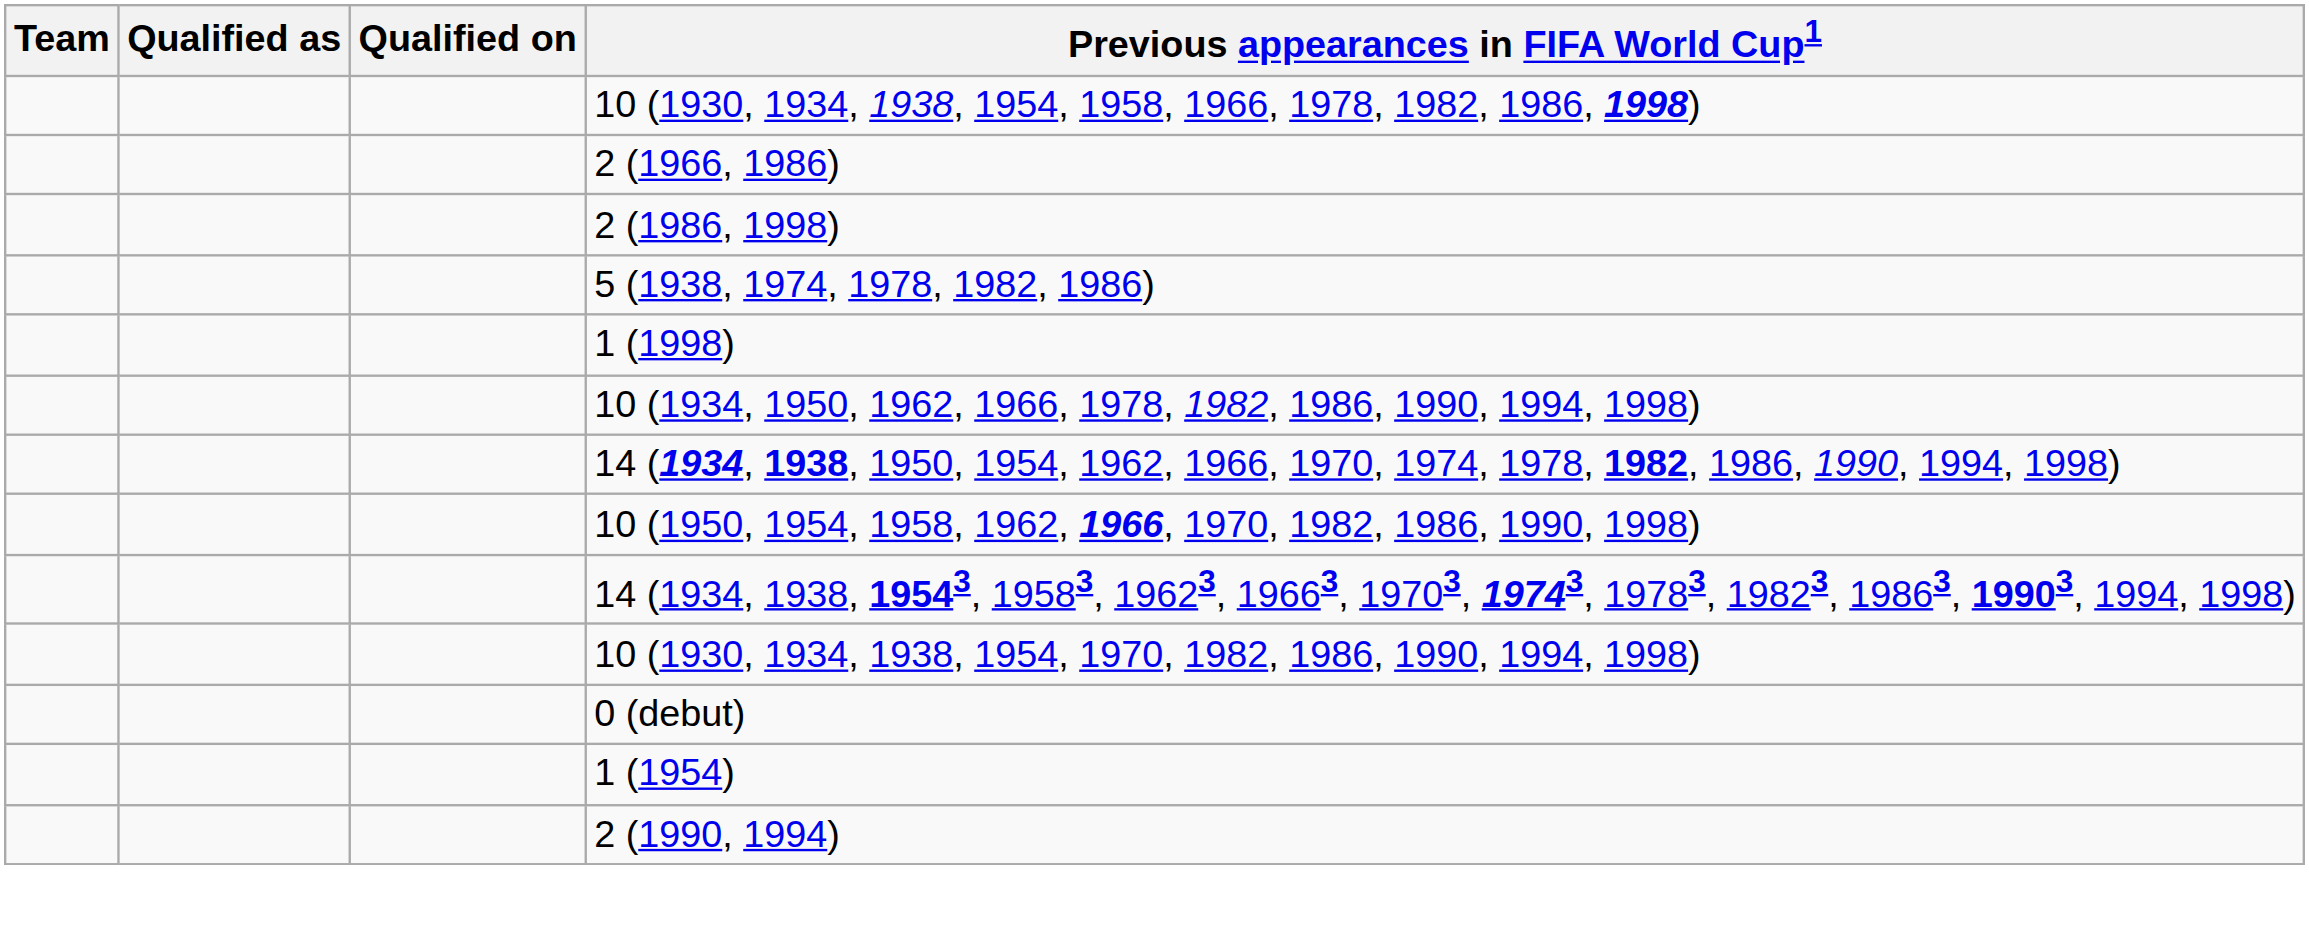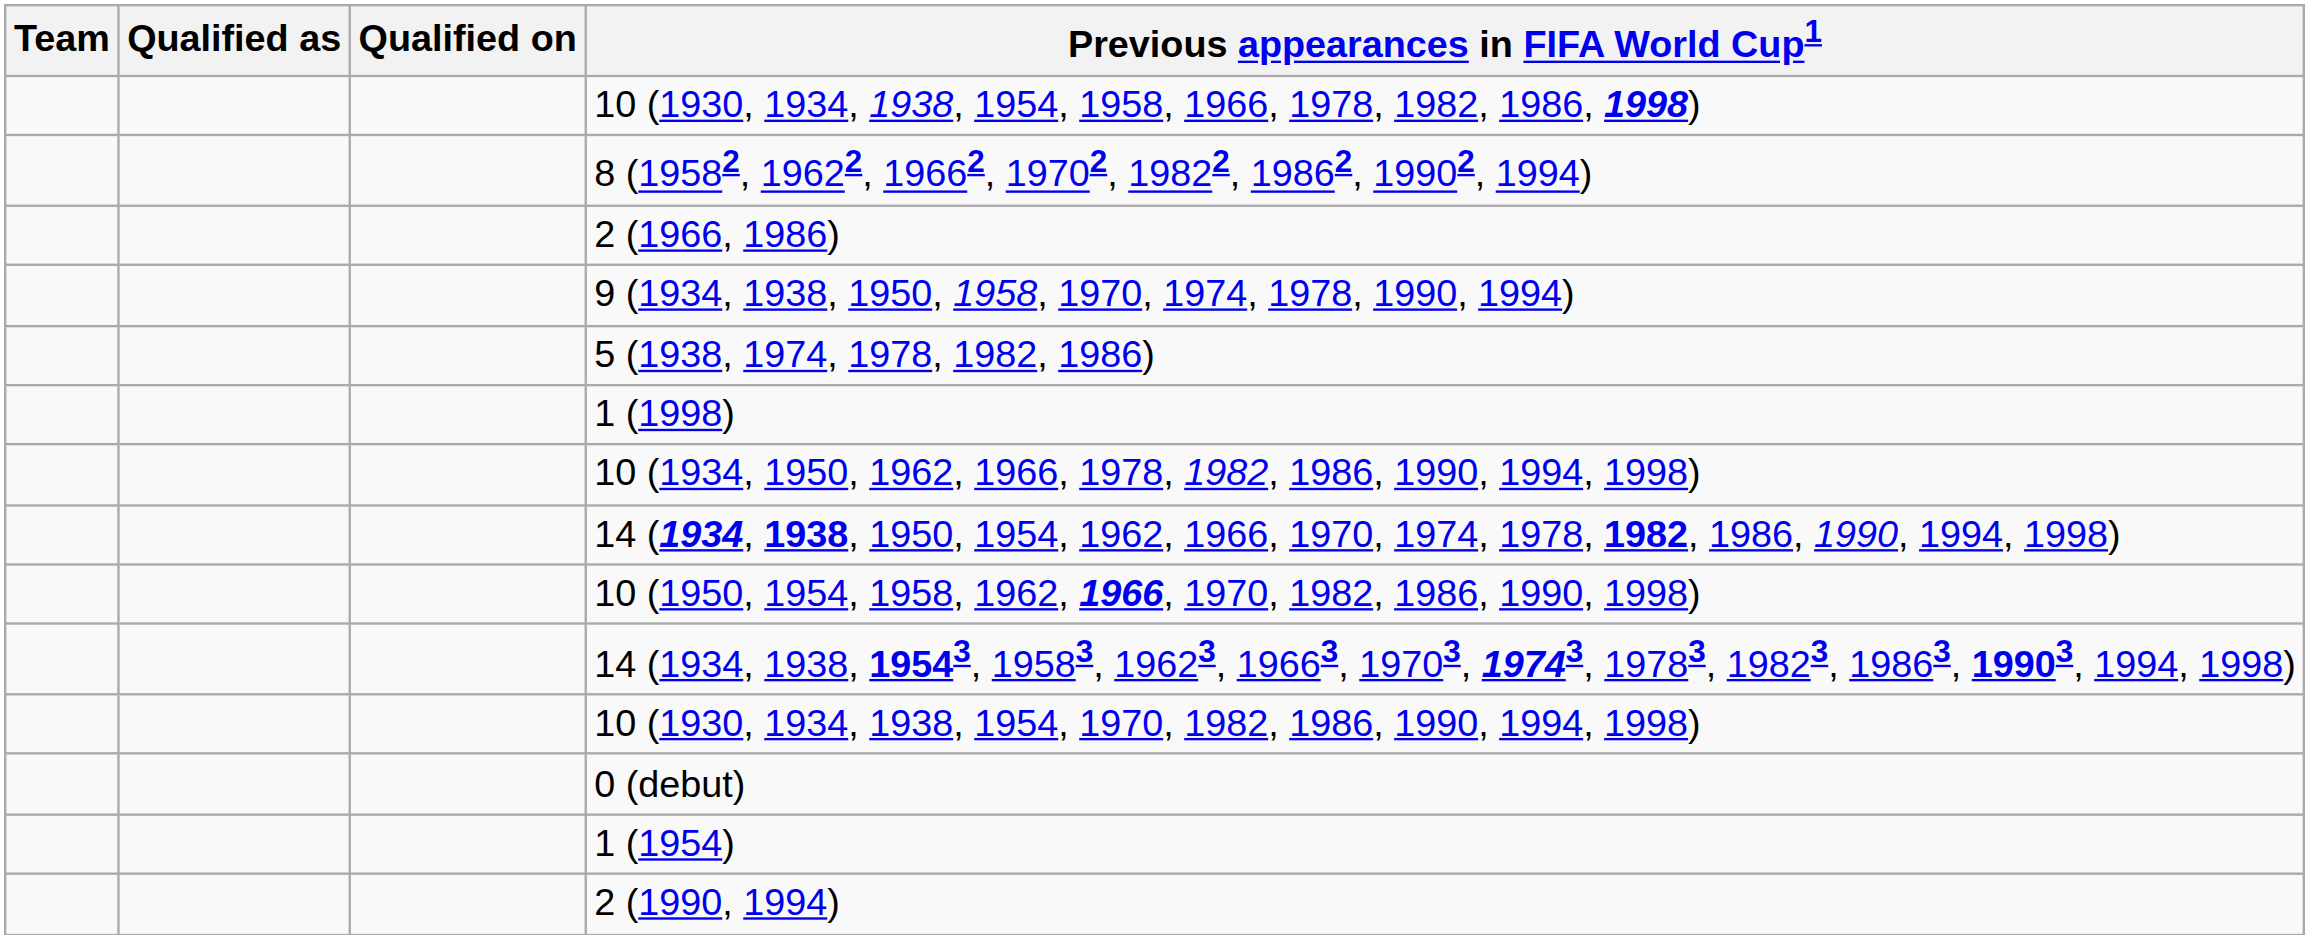+ row: (1093, 169)
- row: (717, 224)
+ row: (1084, 294)
